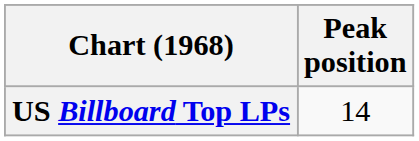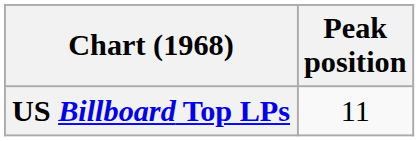(355, 110) 14 -> (355, 110) 11
